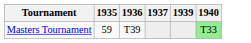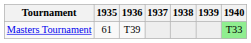+ column: (183, 13)
(107, 30) 59 -> (107, 30) 61
